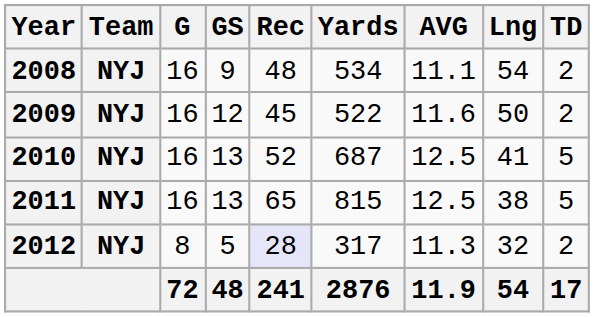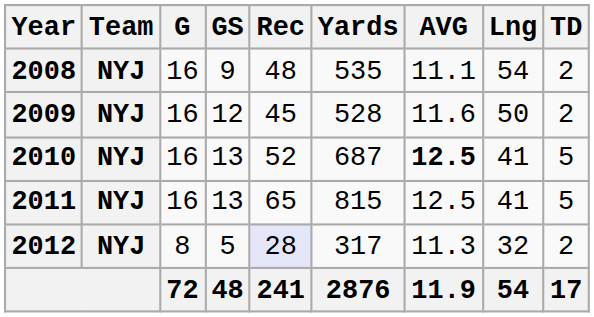(358, 71) 534 -> (358, 71) 535
(358, 115) 522 -> (358, 115) 528
(444, 159) normal -> (444, 159) bold
(513, 202) 38 -> (513, 202) 41
